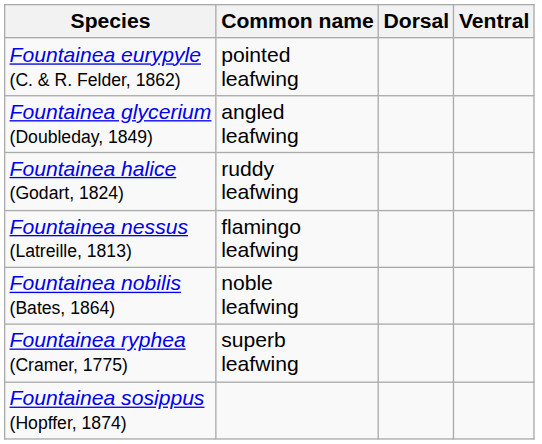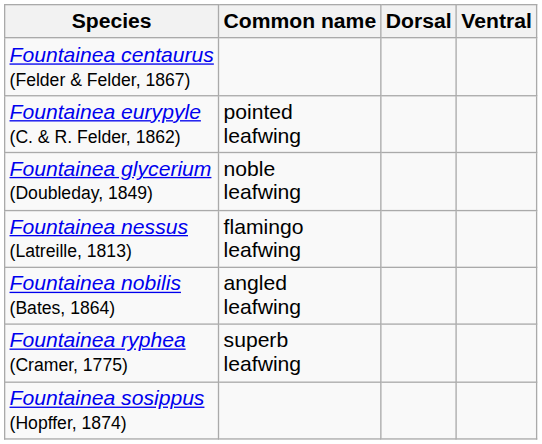+ row: (112, 66)
(260, 123) angled leafwing -> (262, 181) noble leafwing
- row: (93, 181)
(260, 295) noble leafwing -> (262, 295) angled leafwing
